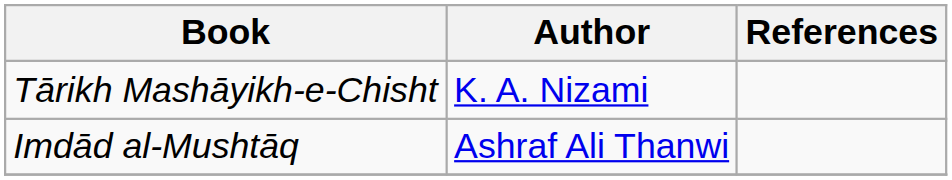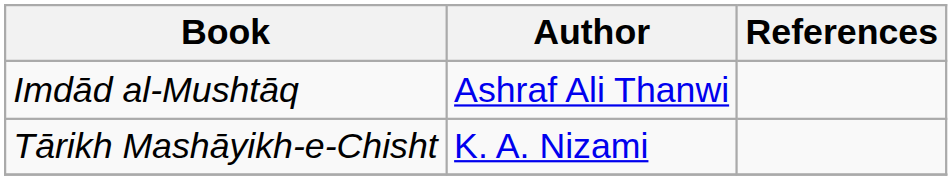rows swapped: (156, 145) <-> (226, 89)
